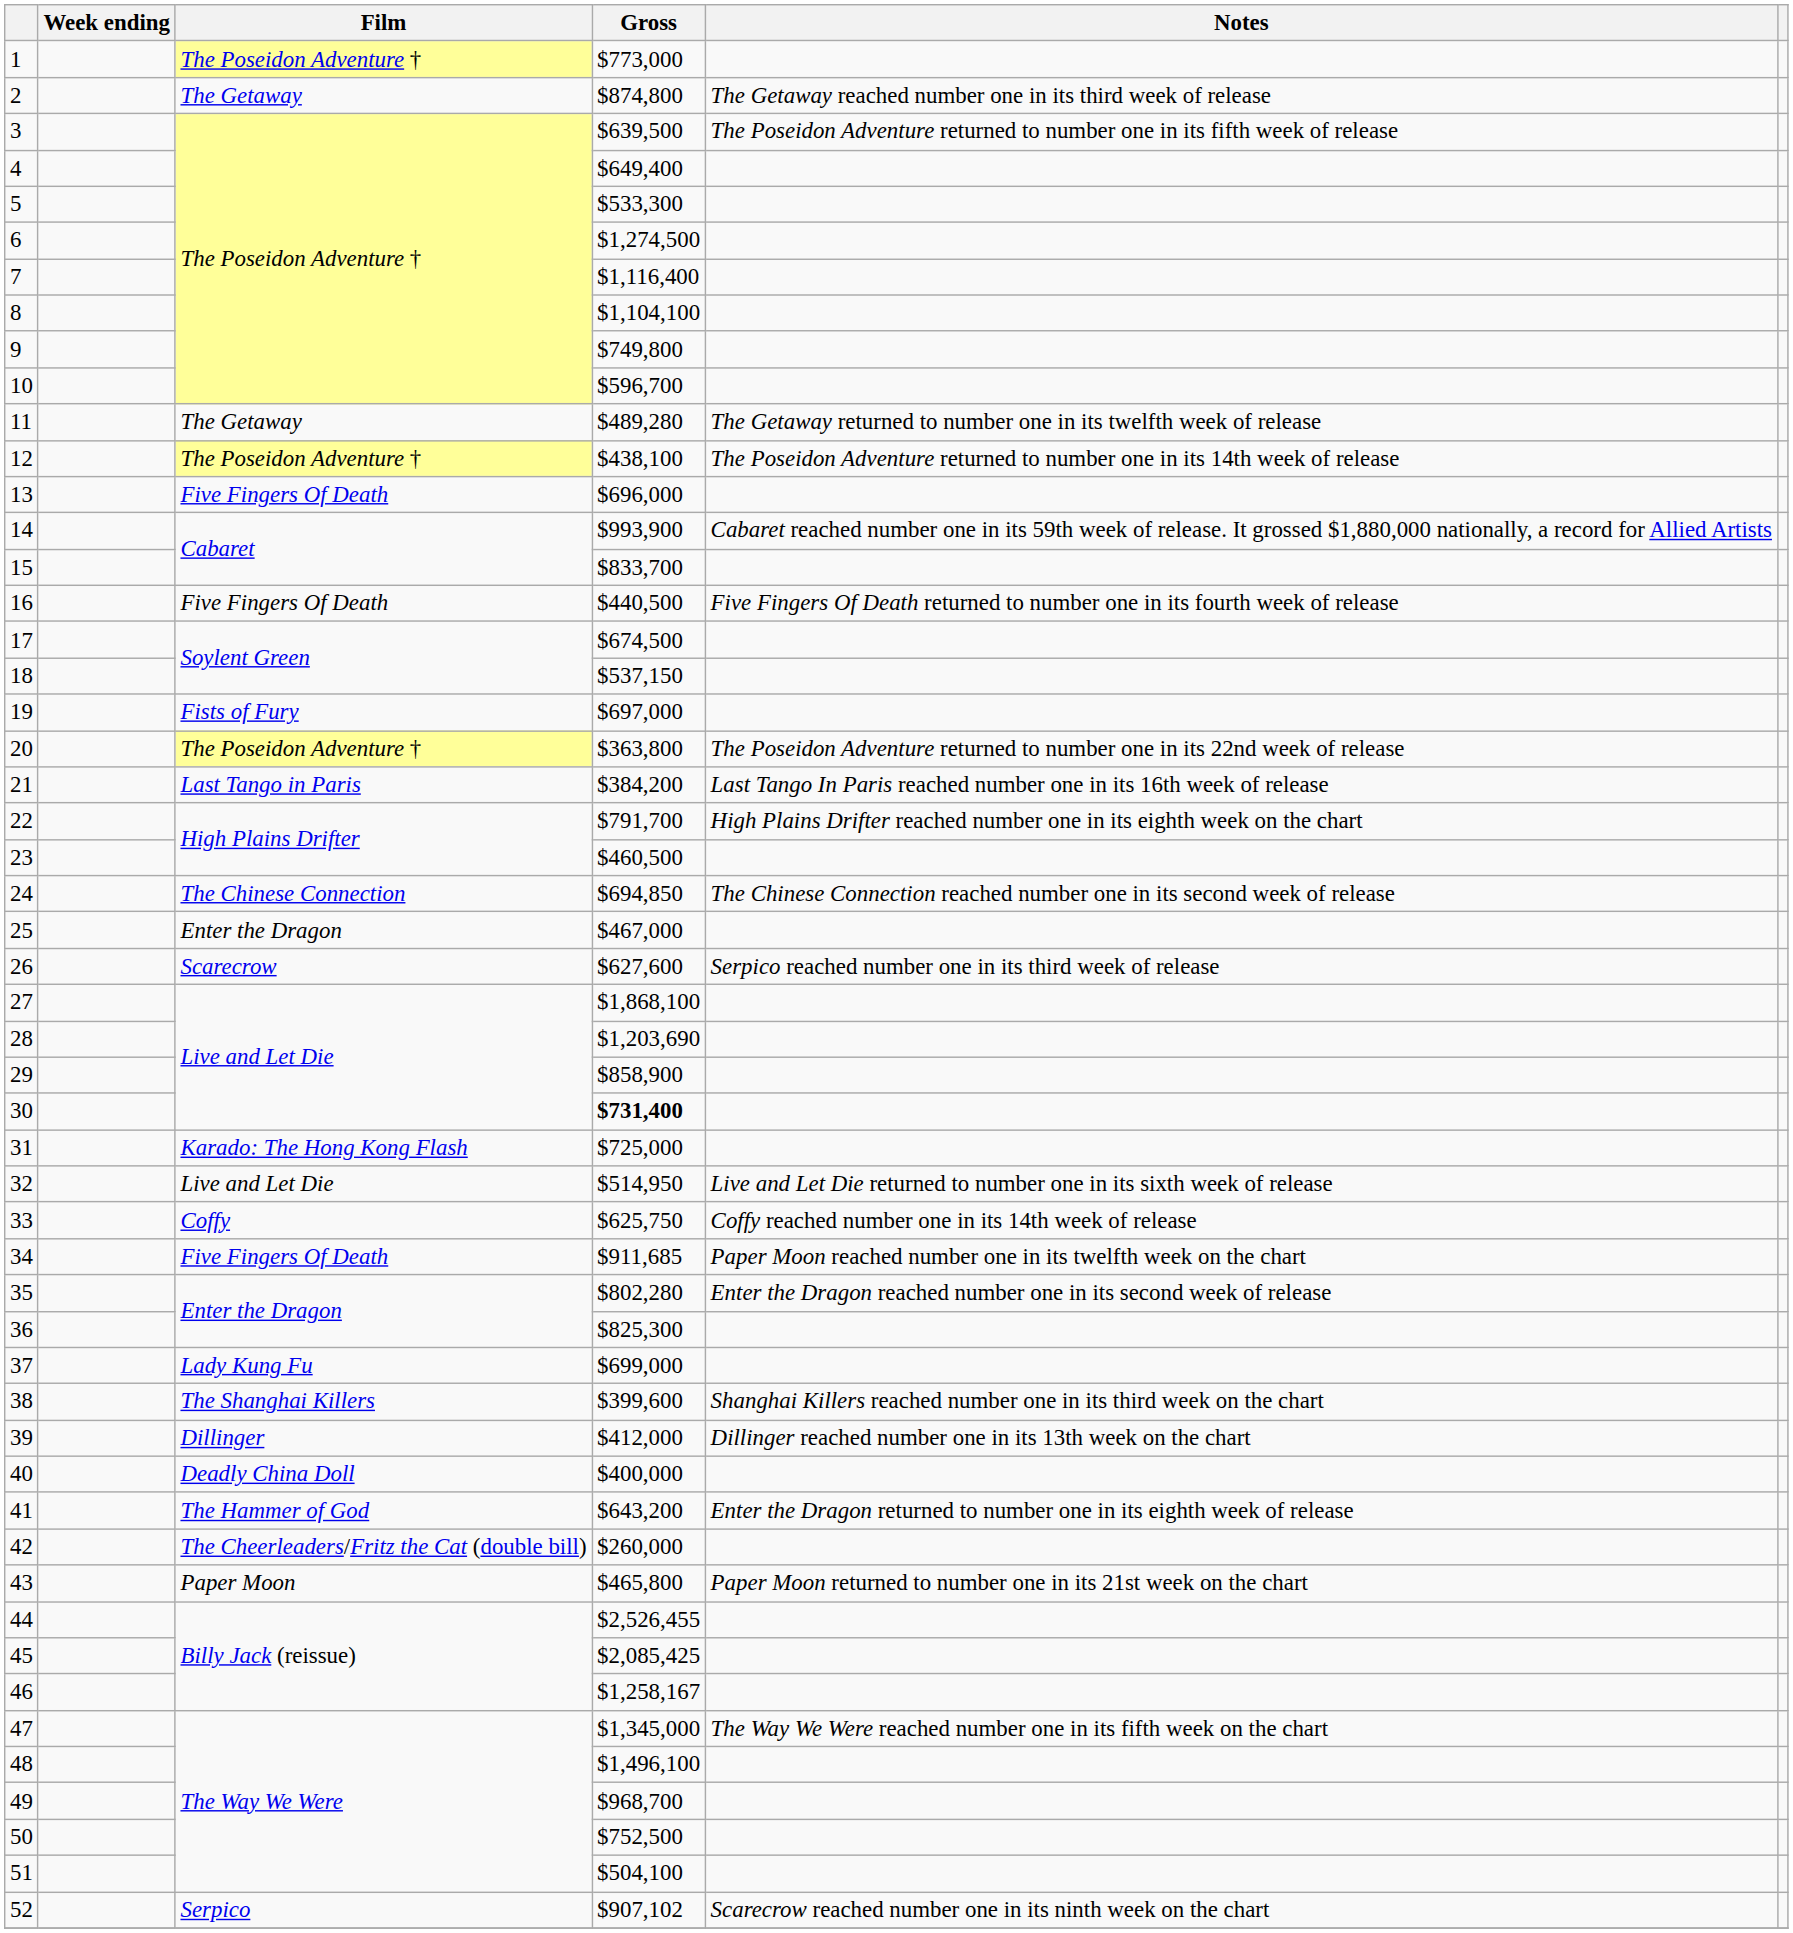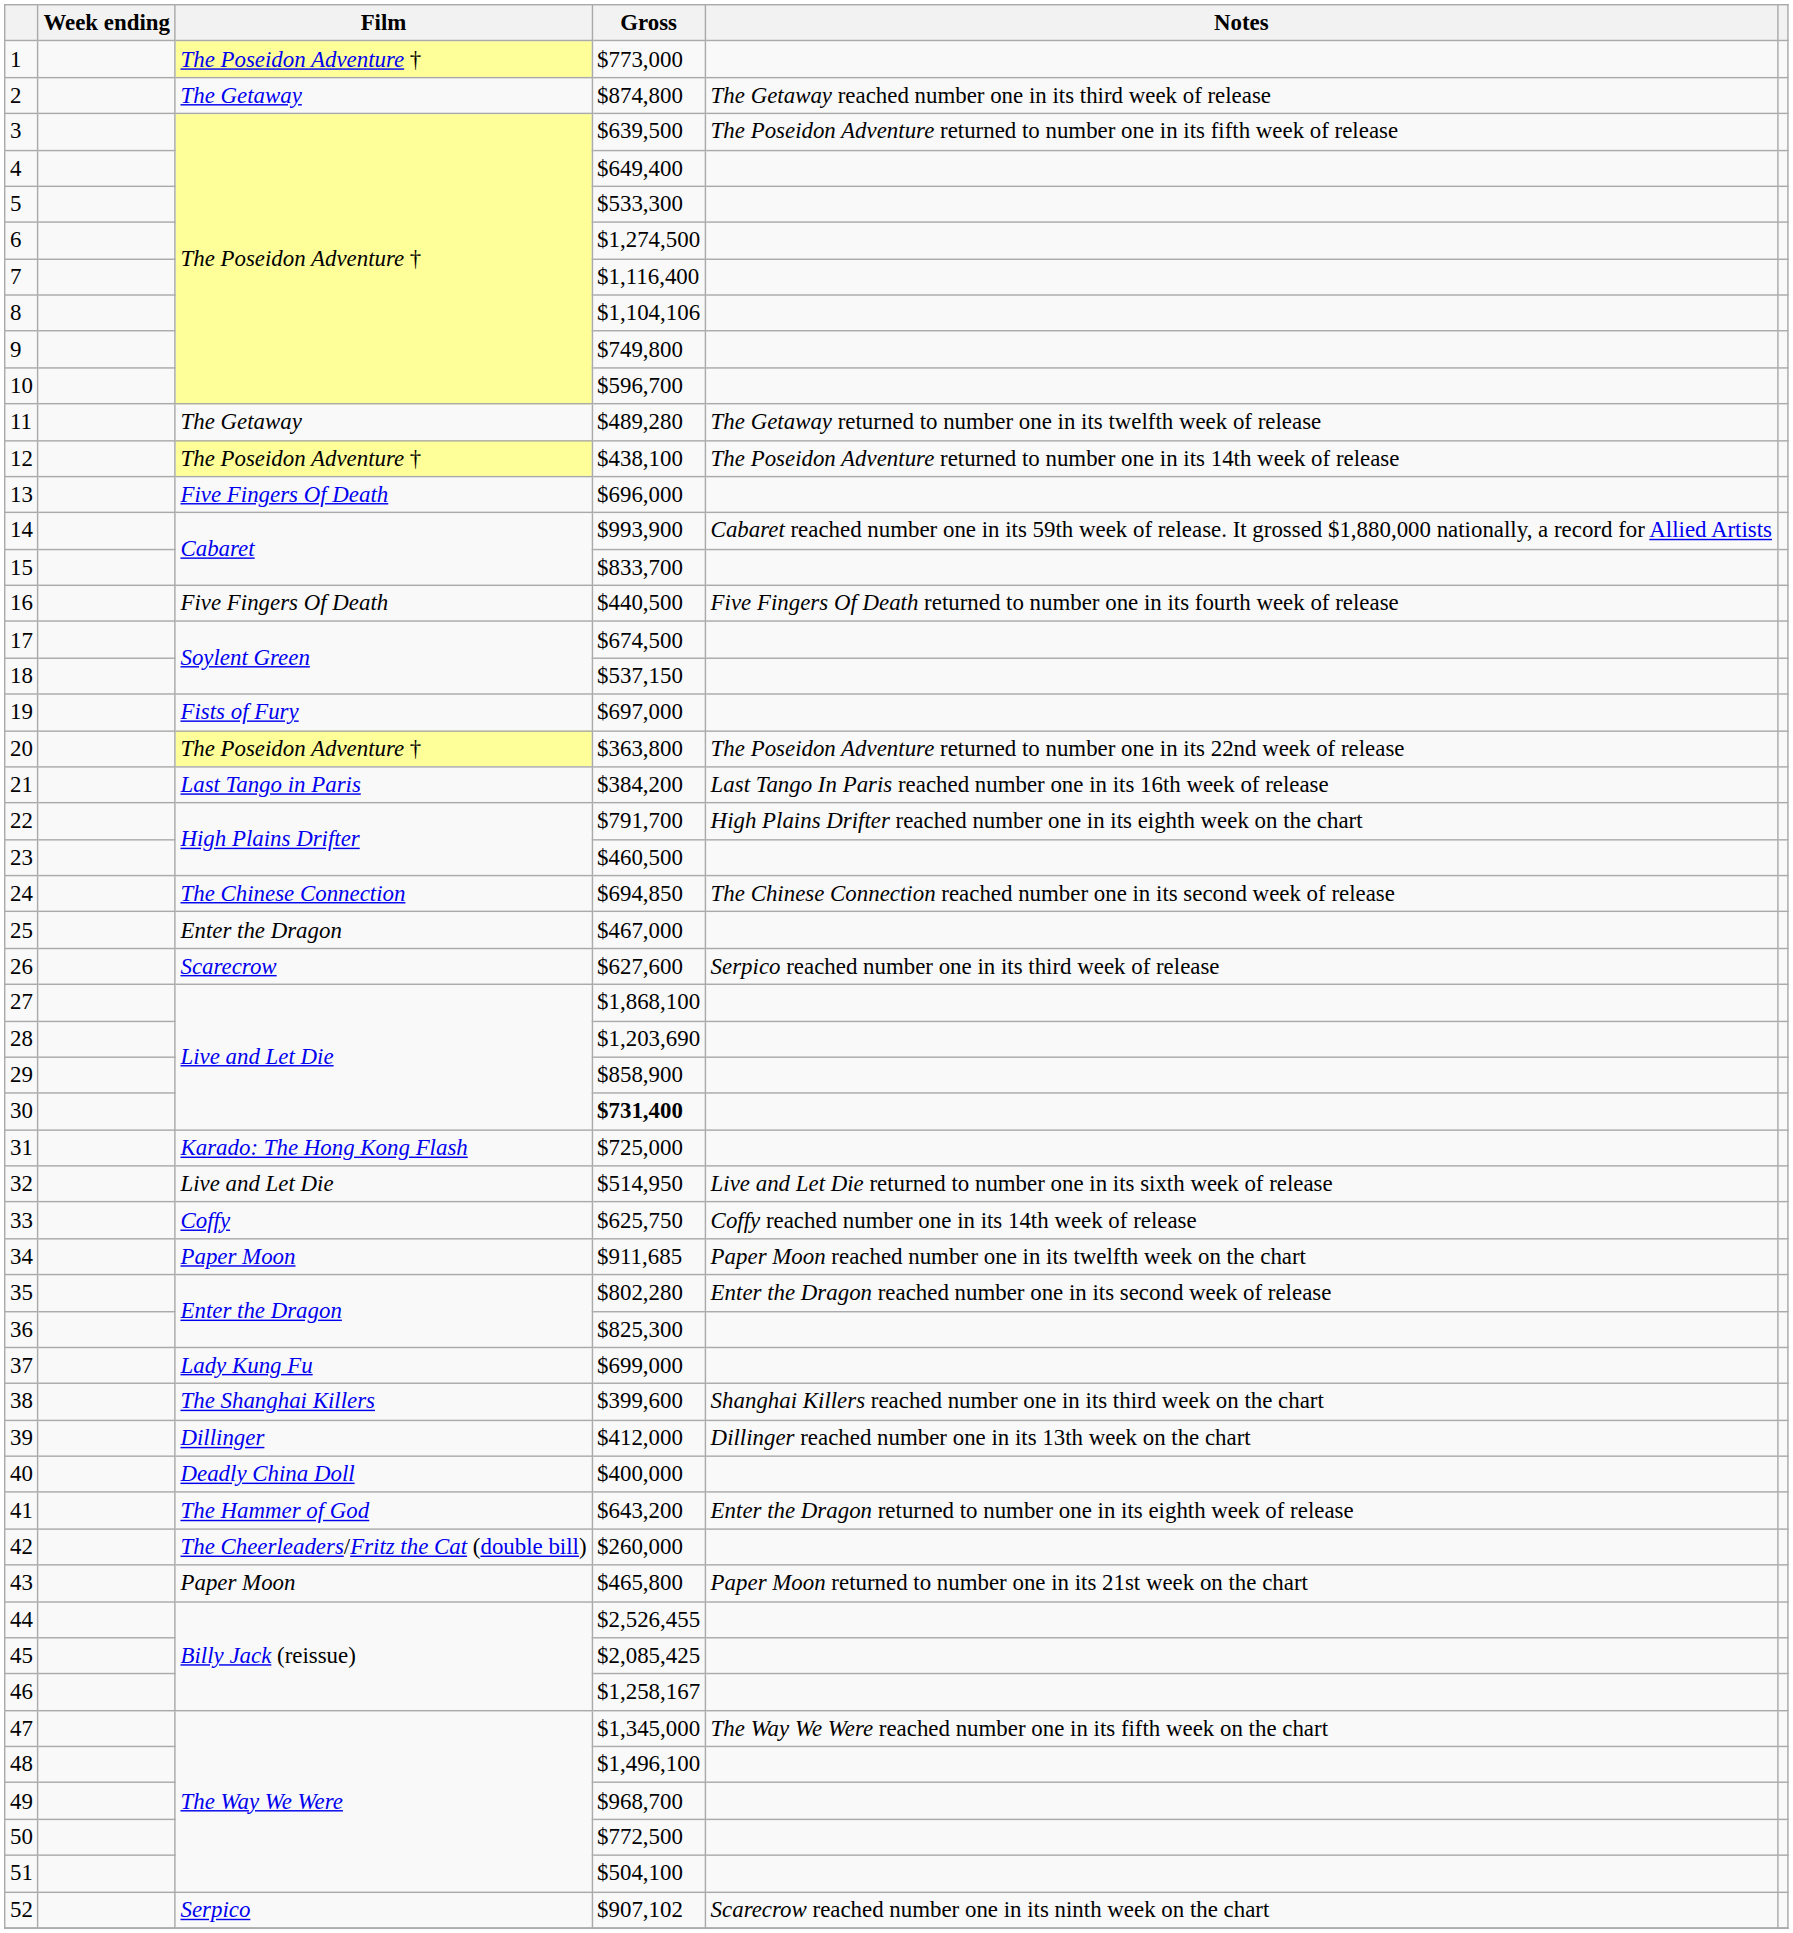(649, 312) $1,104,100 -> (649, 312) $1,104,106
(284, 1256) Five Fingers Of Death -> (238, 1256) Paper Moon
(640, 1836) $752,500 -> (640, 1836) $772,500
